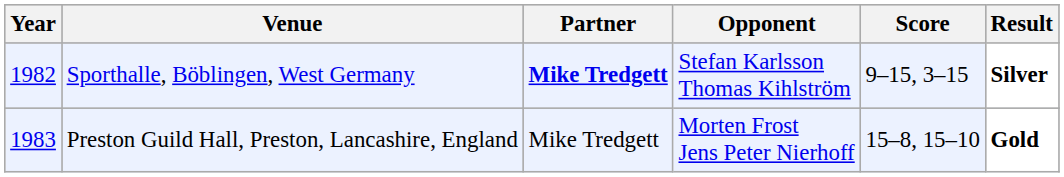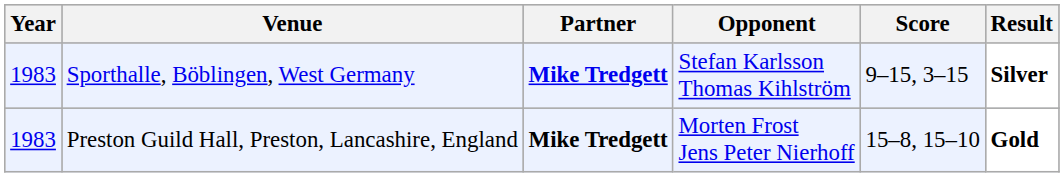(33, 75) 1982 -> (33, 75) 1983
(594, 139) normal -> (598, 139) bold
